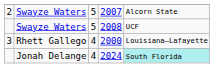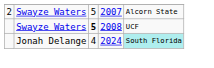(93, 26) normal -> (93, 26) bold
- row: (111, 41)
